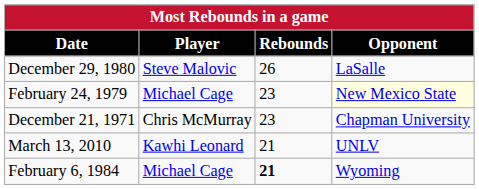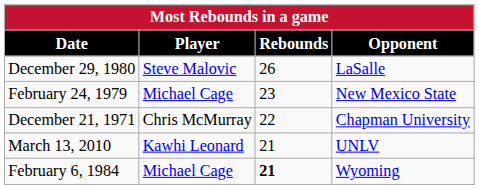(396, 94) lightyellow background -> (396, 94) no background
(267, 119) 23 -> (267, 119) 22
